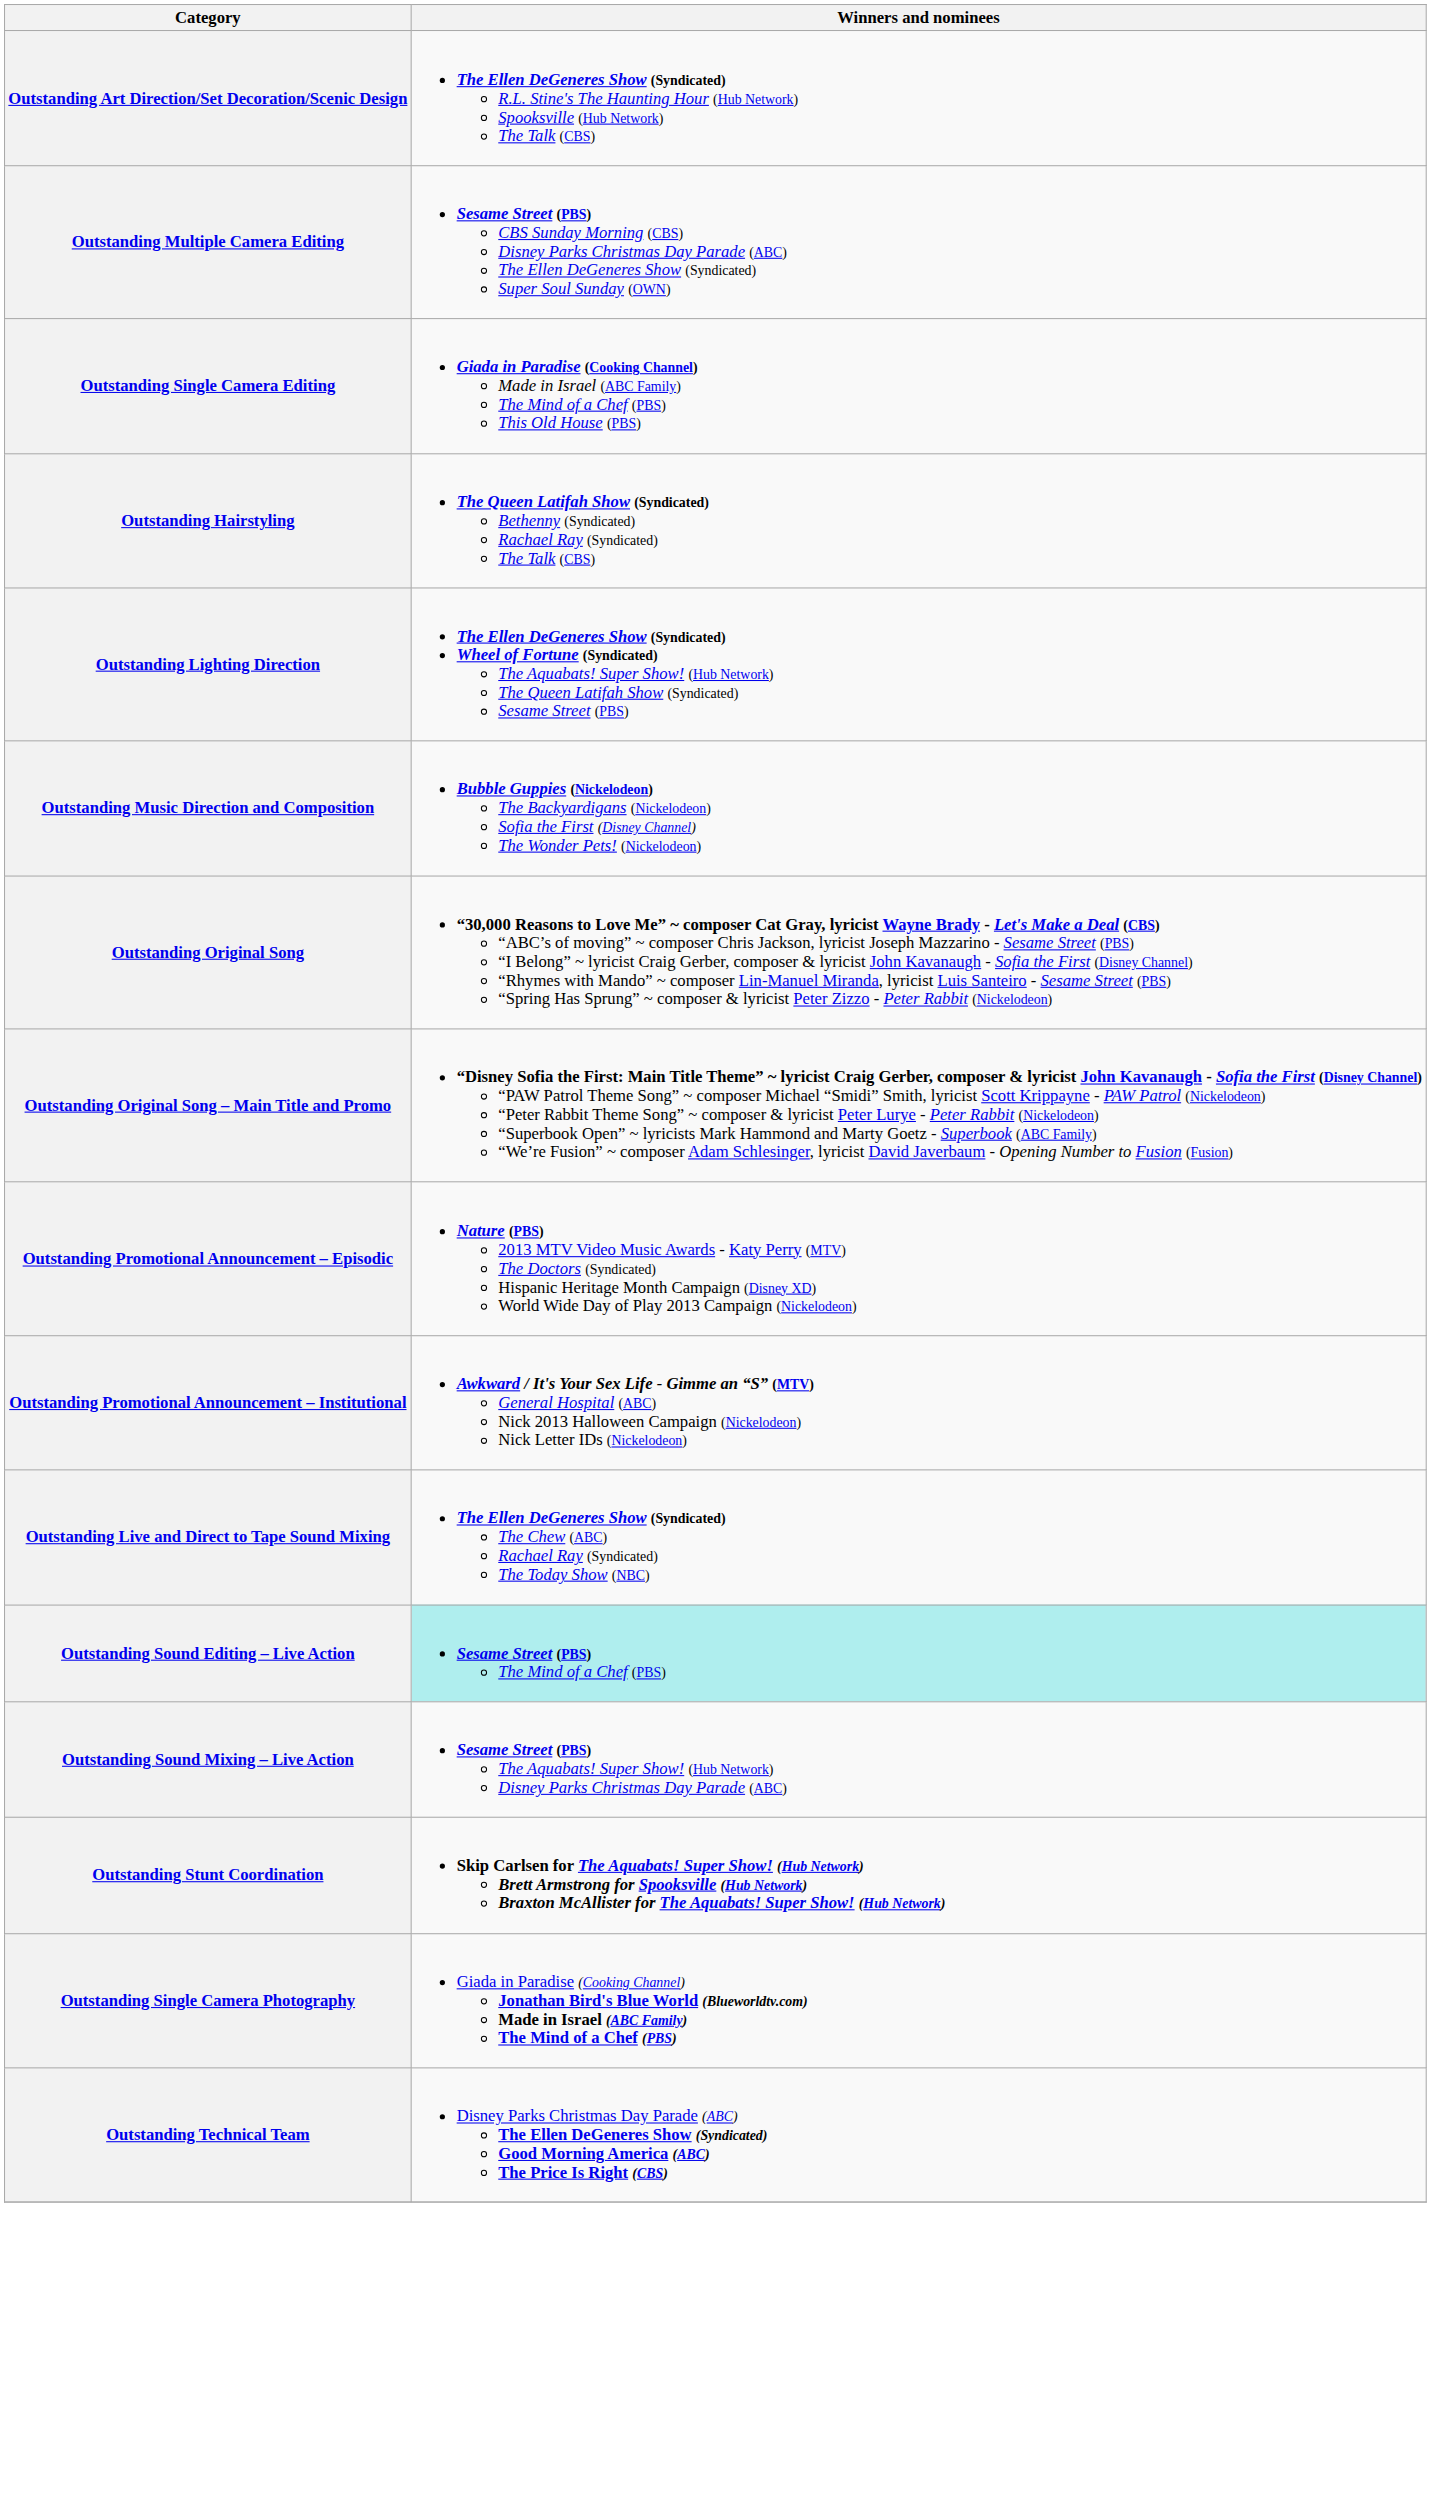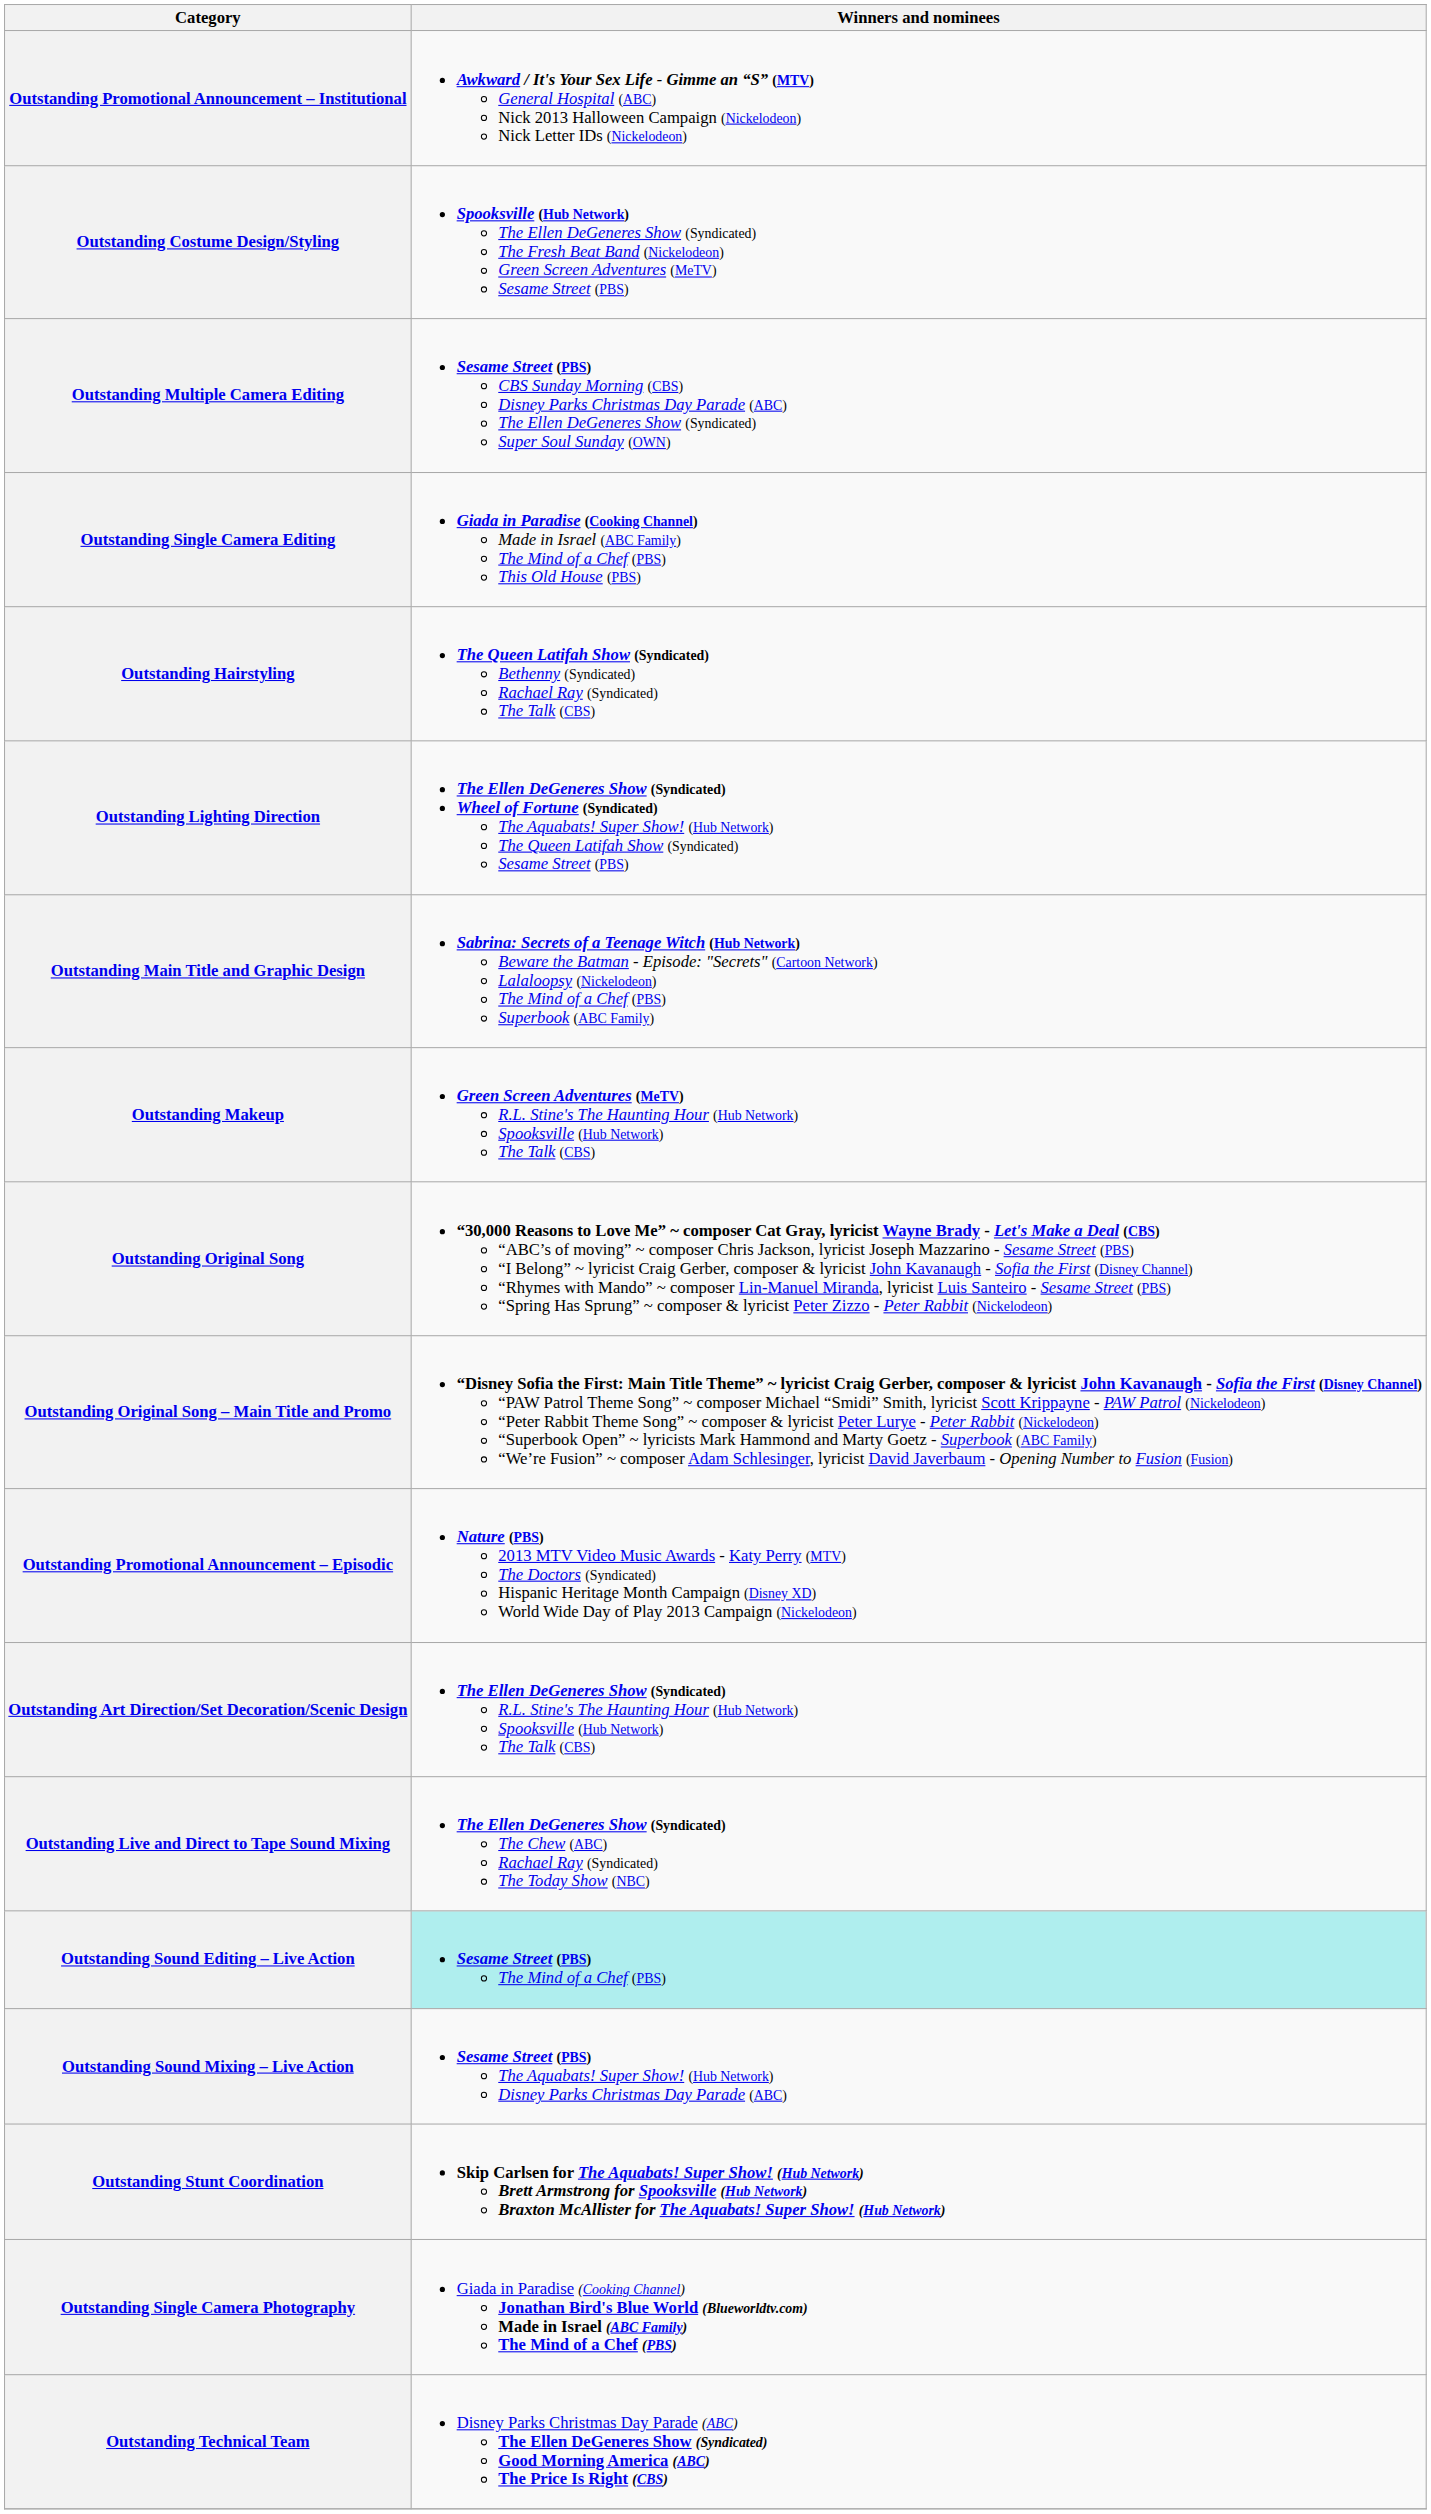rows swapped: (208, 98) <-> (208, 1402)
+ row: (208, 242)
+ row: (208, 970)
+ row: (208, 1114)
- row: (208, 808)
